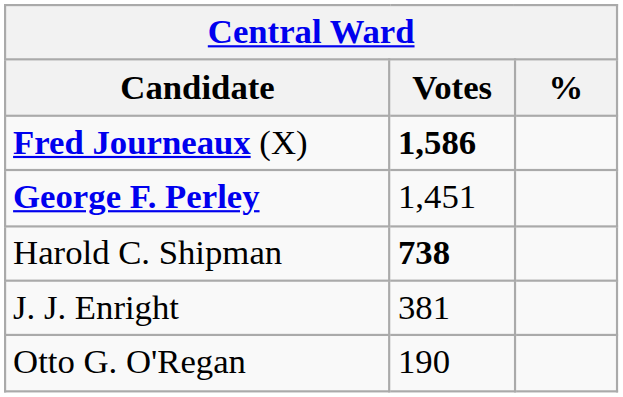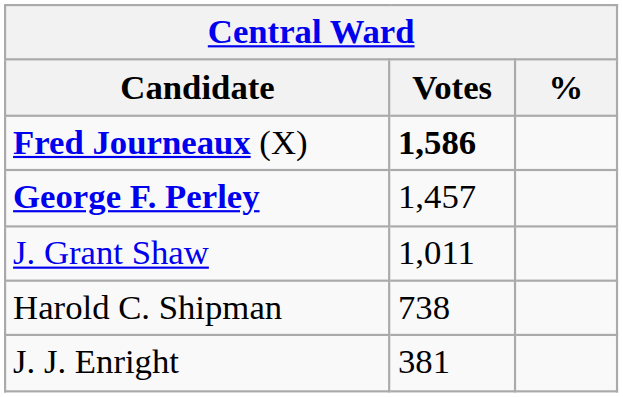(437, 197) 1,451 -> (437, 197) 1,457
+ row: (111, 252)
(424, 252) bold -> (424, 307) normal
- row: (130, 362)
